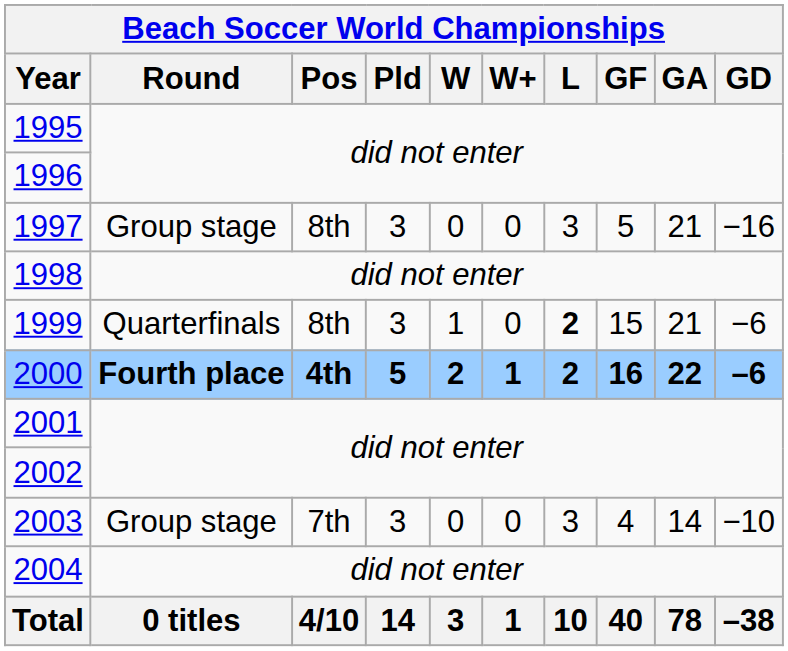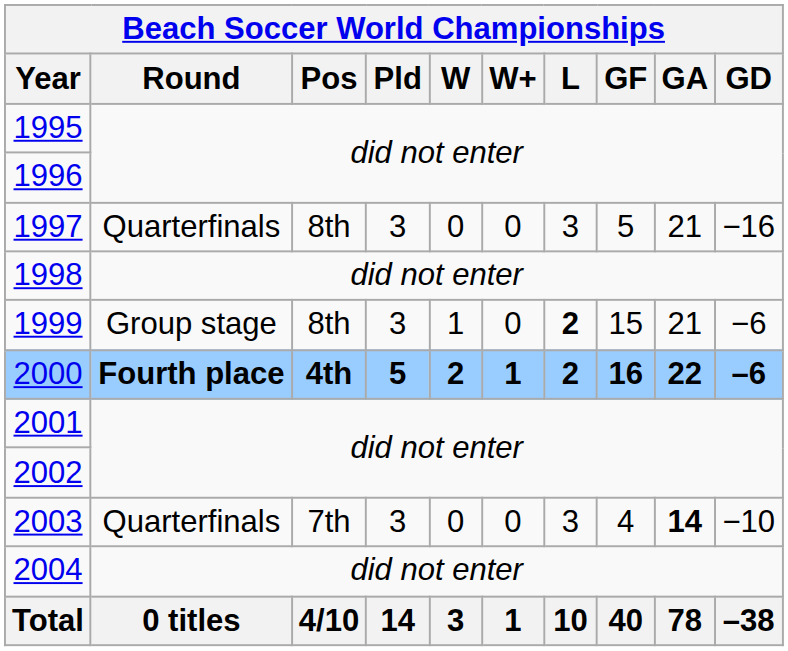(191, 226) Group stage -> (191, 226) Quarterfinals
(191, 324) Quarterfinals -> (191, 324) Group stage
(191, 521) Group stage -> (191, 521) Quarterfinals
(685, 521) normal -> (685, 521) bold
